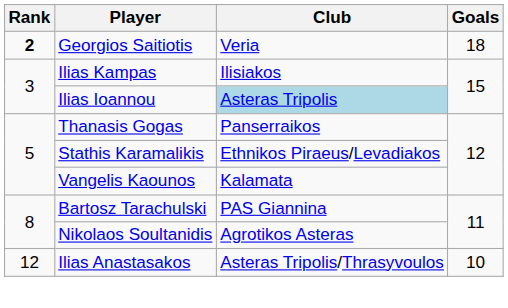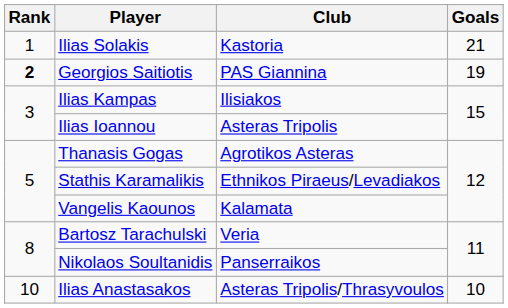+ row: (103, 45)
(240, 45) Veria -> (273, 72) PAS Giannina
(476, 45) 18 -> (476, 72) 19
(279, 99) lightblue background -> (279, 126) no background
(270, 126) Panserraikos -> (287, 153) Agrotikos Asteras
(273, 208) PAS Giannina -> (240, 235) Veria
(287, 235) Agrotikos Asteras -> (270, 262) Panserraikos
(29, 262) 12 -> (29, 289) 10
